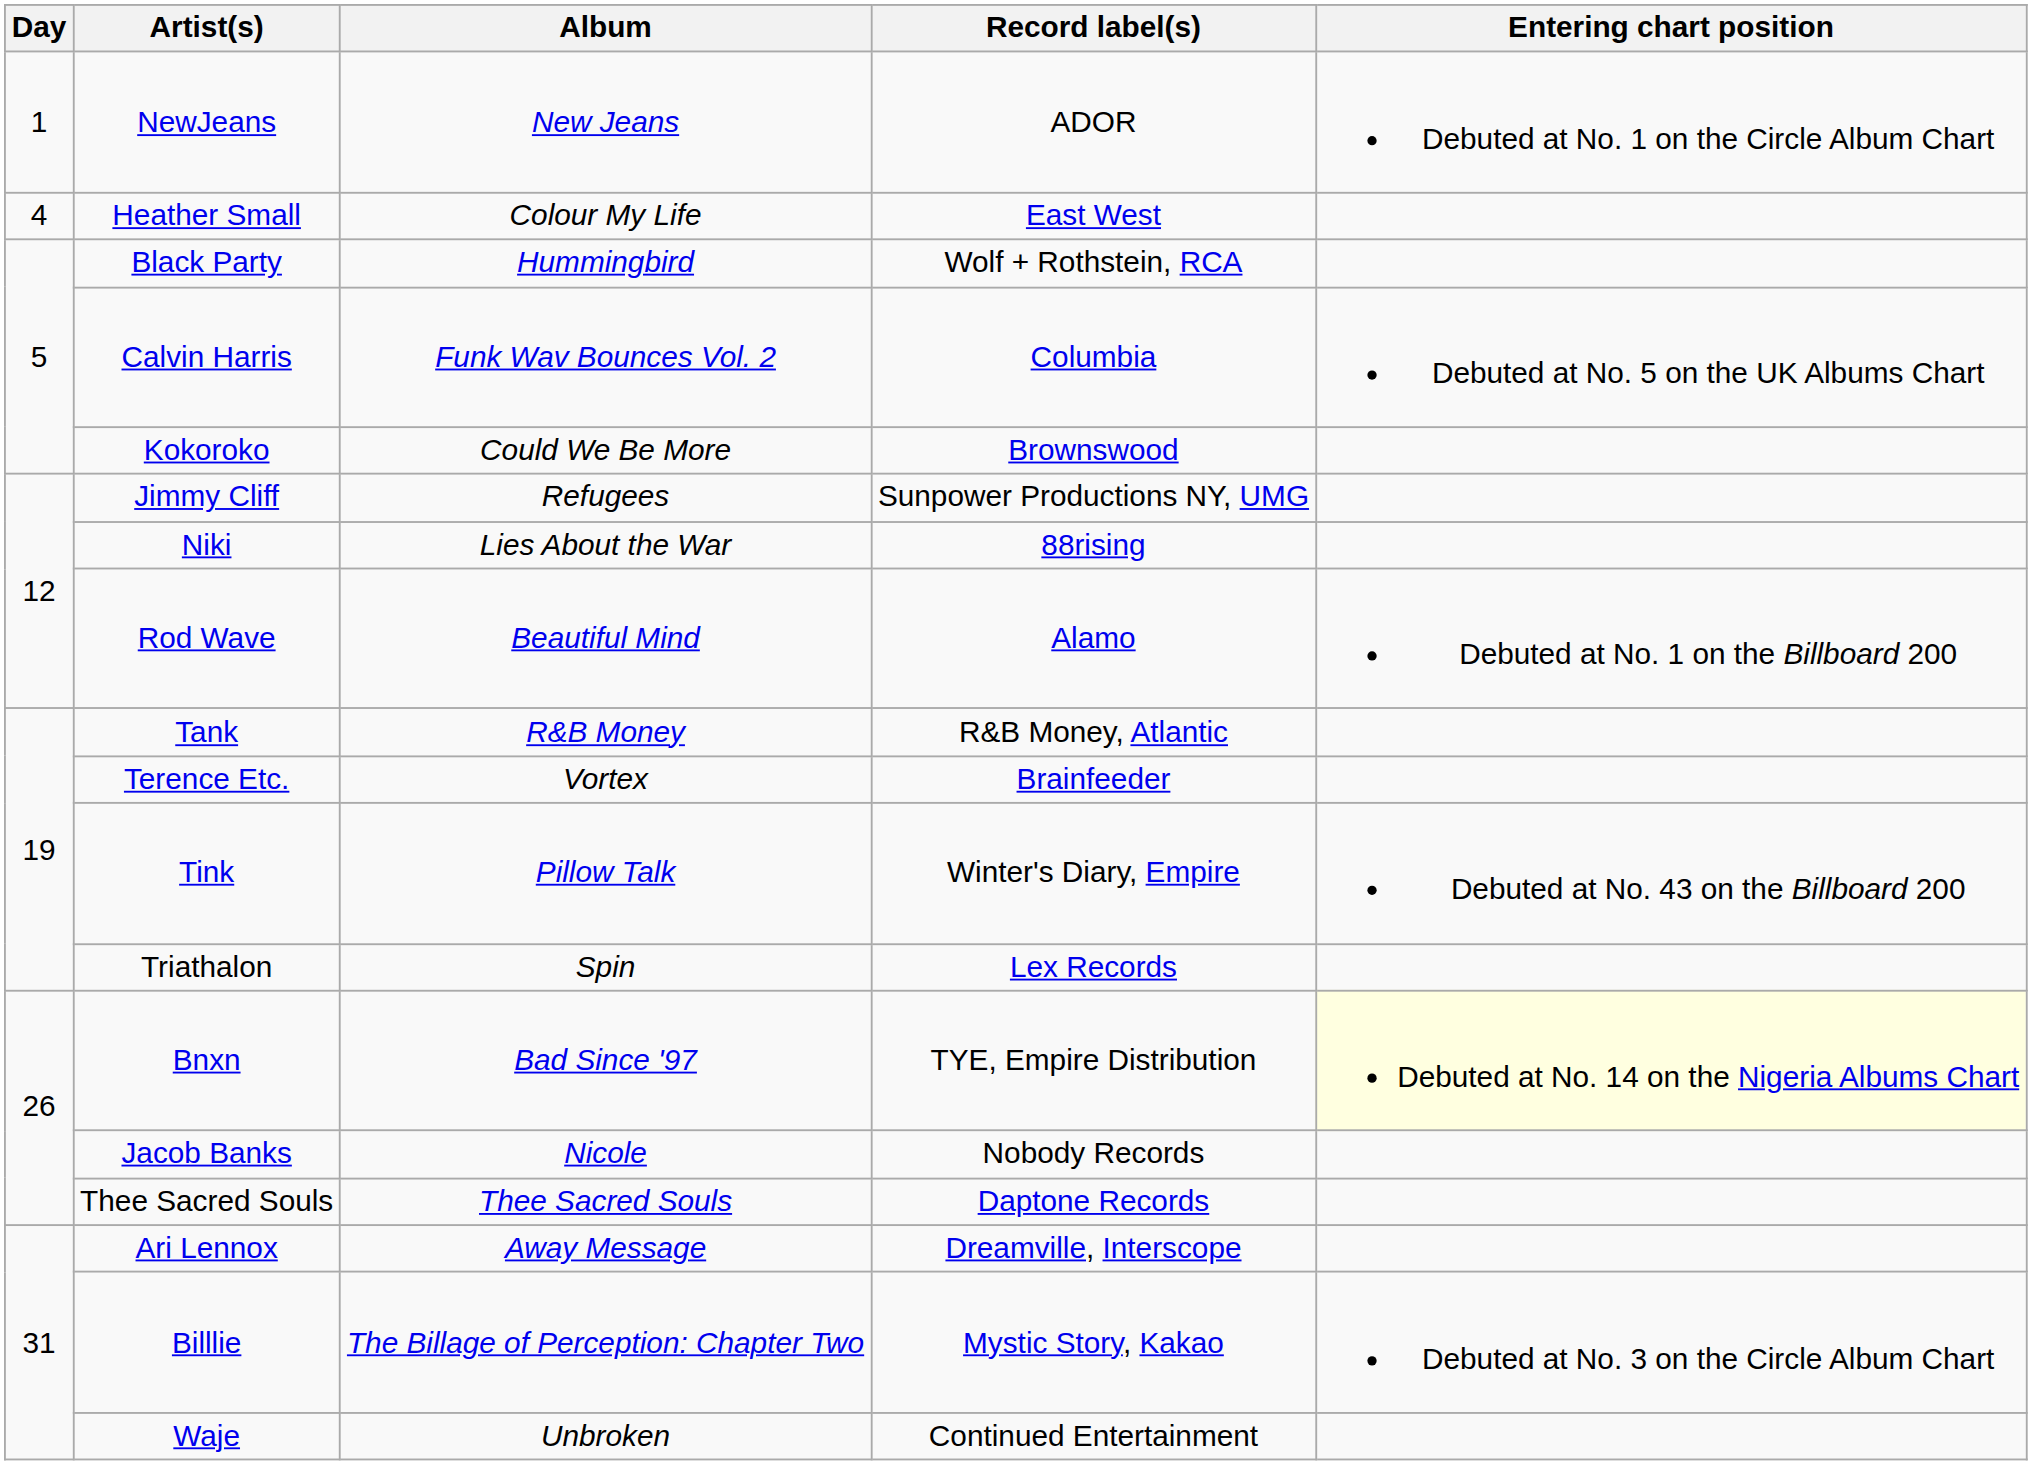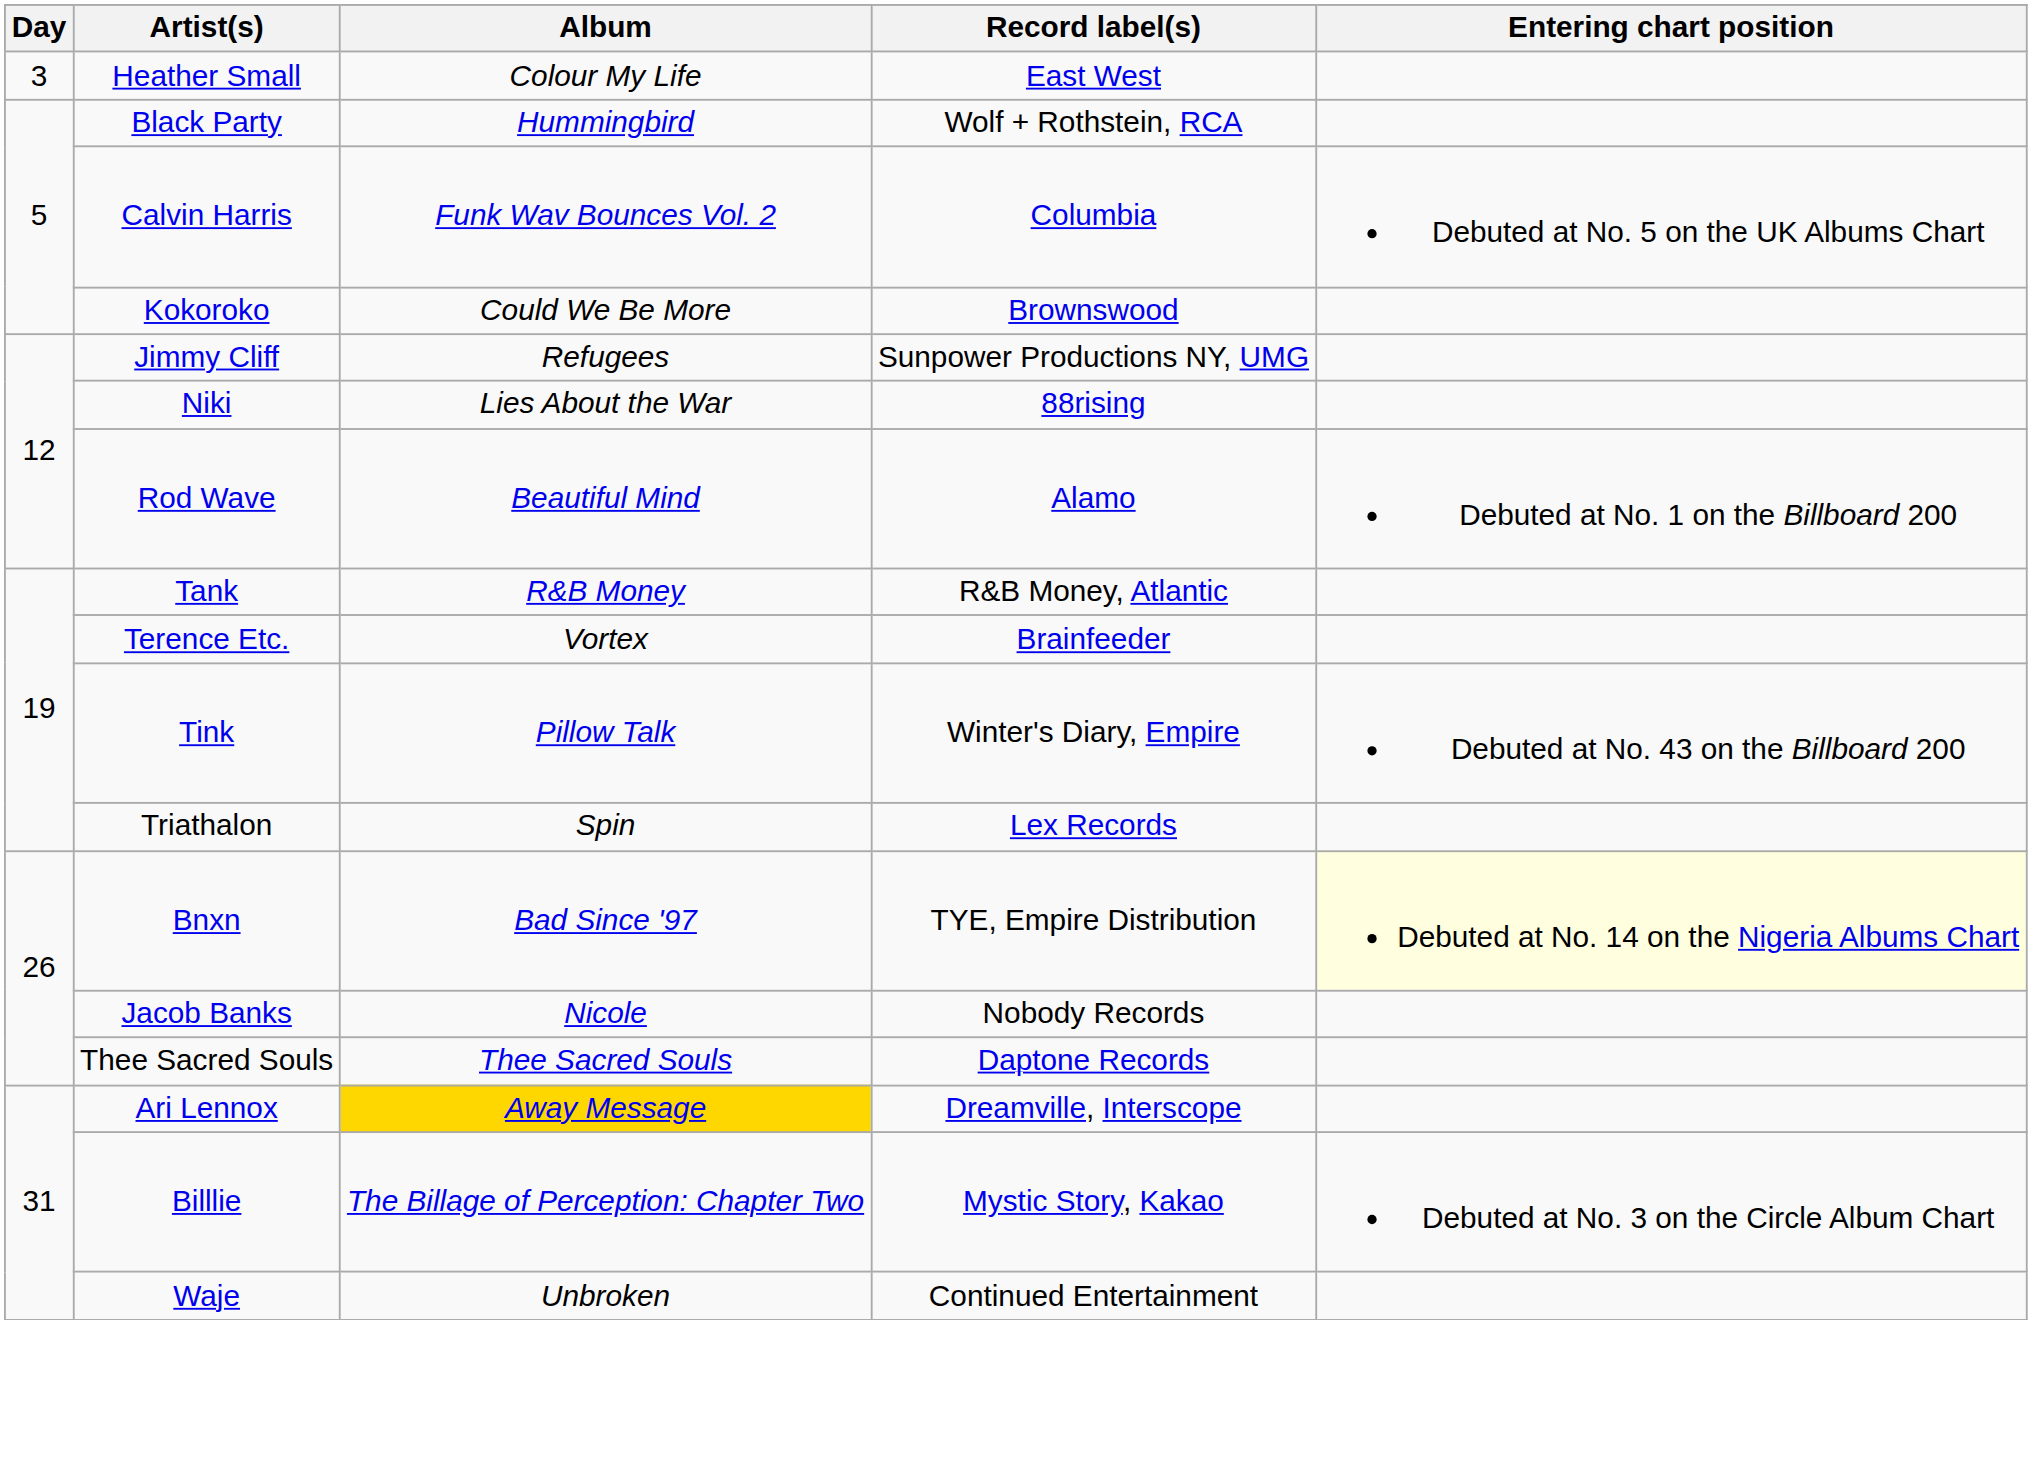- row: (207, 121)
(39, 215) 4 -> (39, 75) 3
(606, 1248) no background -> (606, 1108) gold background
